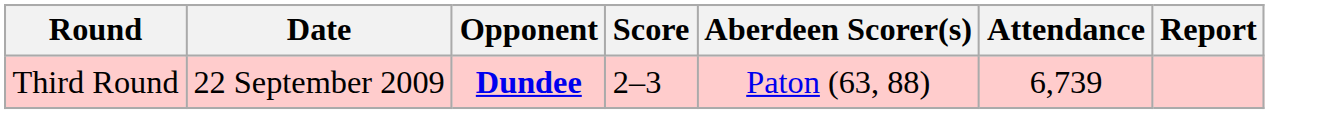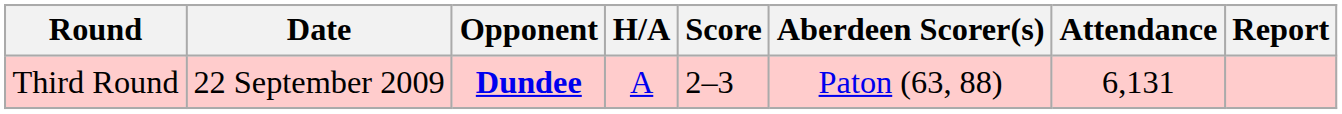+ column: (642, 30)
(1066, 81) 6,739 -> (1138, 81) 6,131
